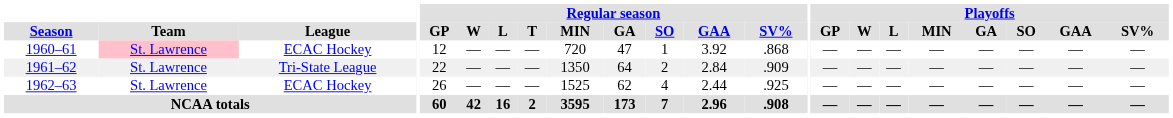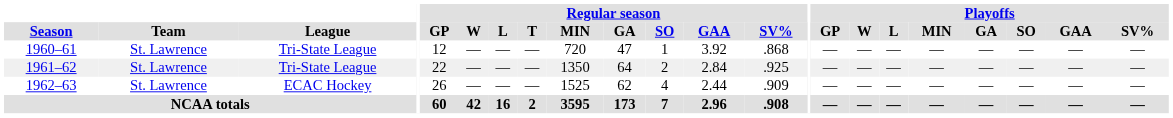(168, 49) pink background -> (168, 49) no background
(328, 49) ECAC Hockey -> (328, 49) Tri-State League
(776, 67) .909 -> (776, 67) .925
(776, 85) .925 -> (776, 85) .909
